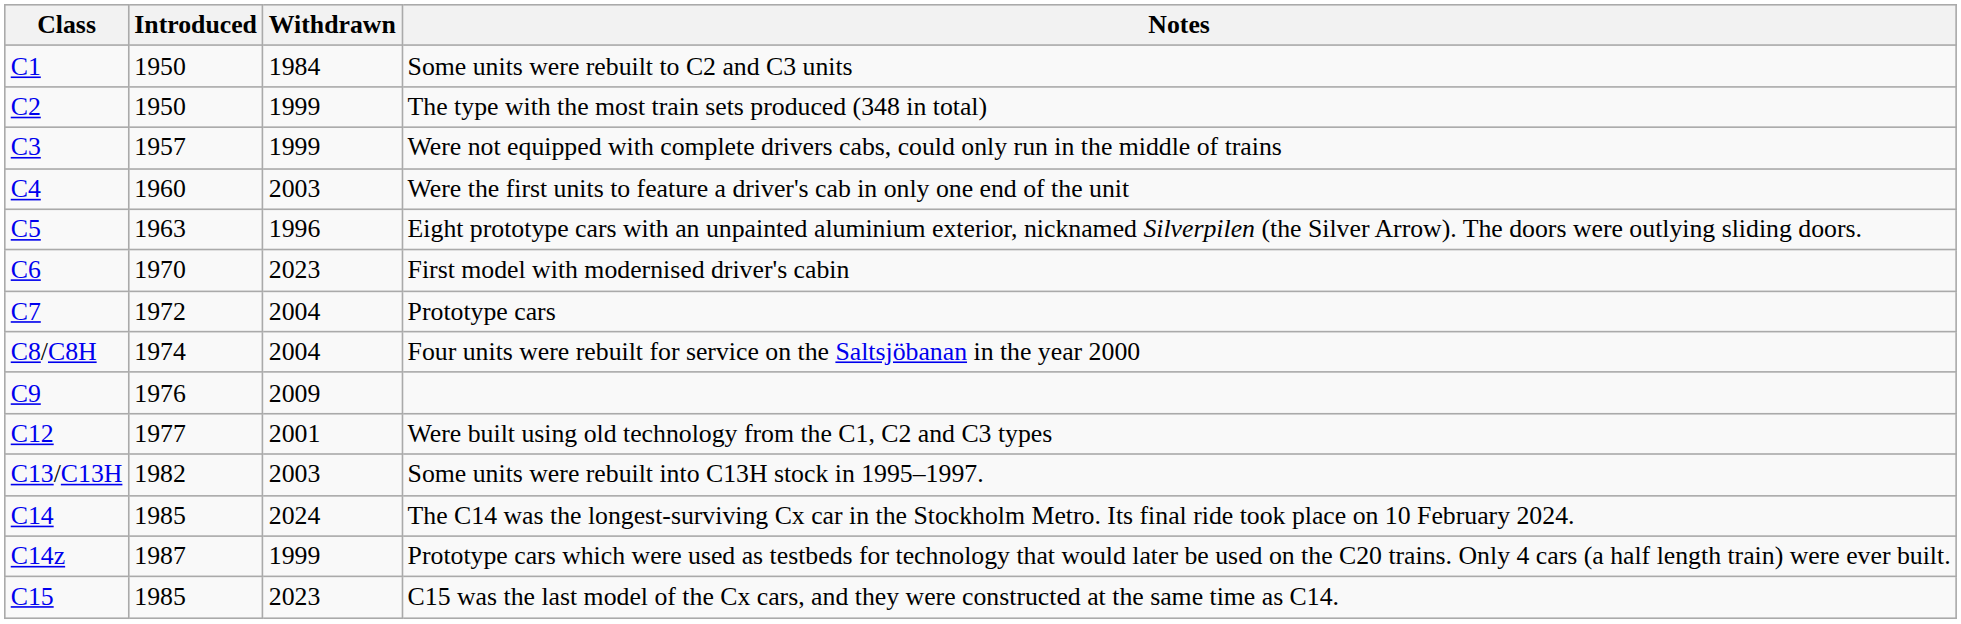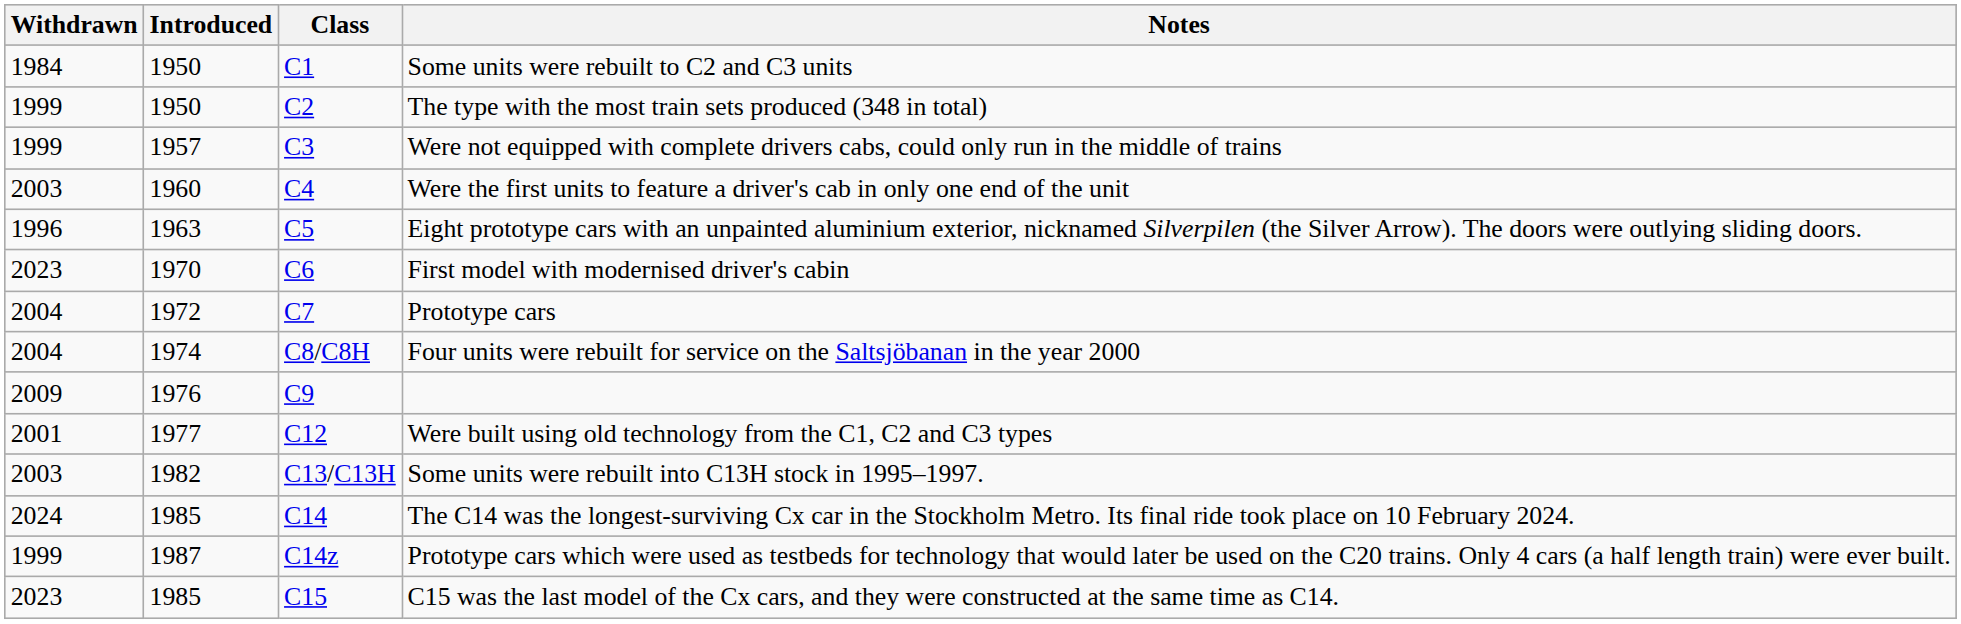columns swapped: (67, 24) <-> (332, 24)
